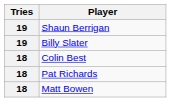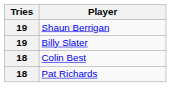- row: (67, 89)
